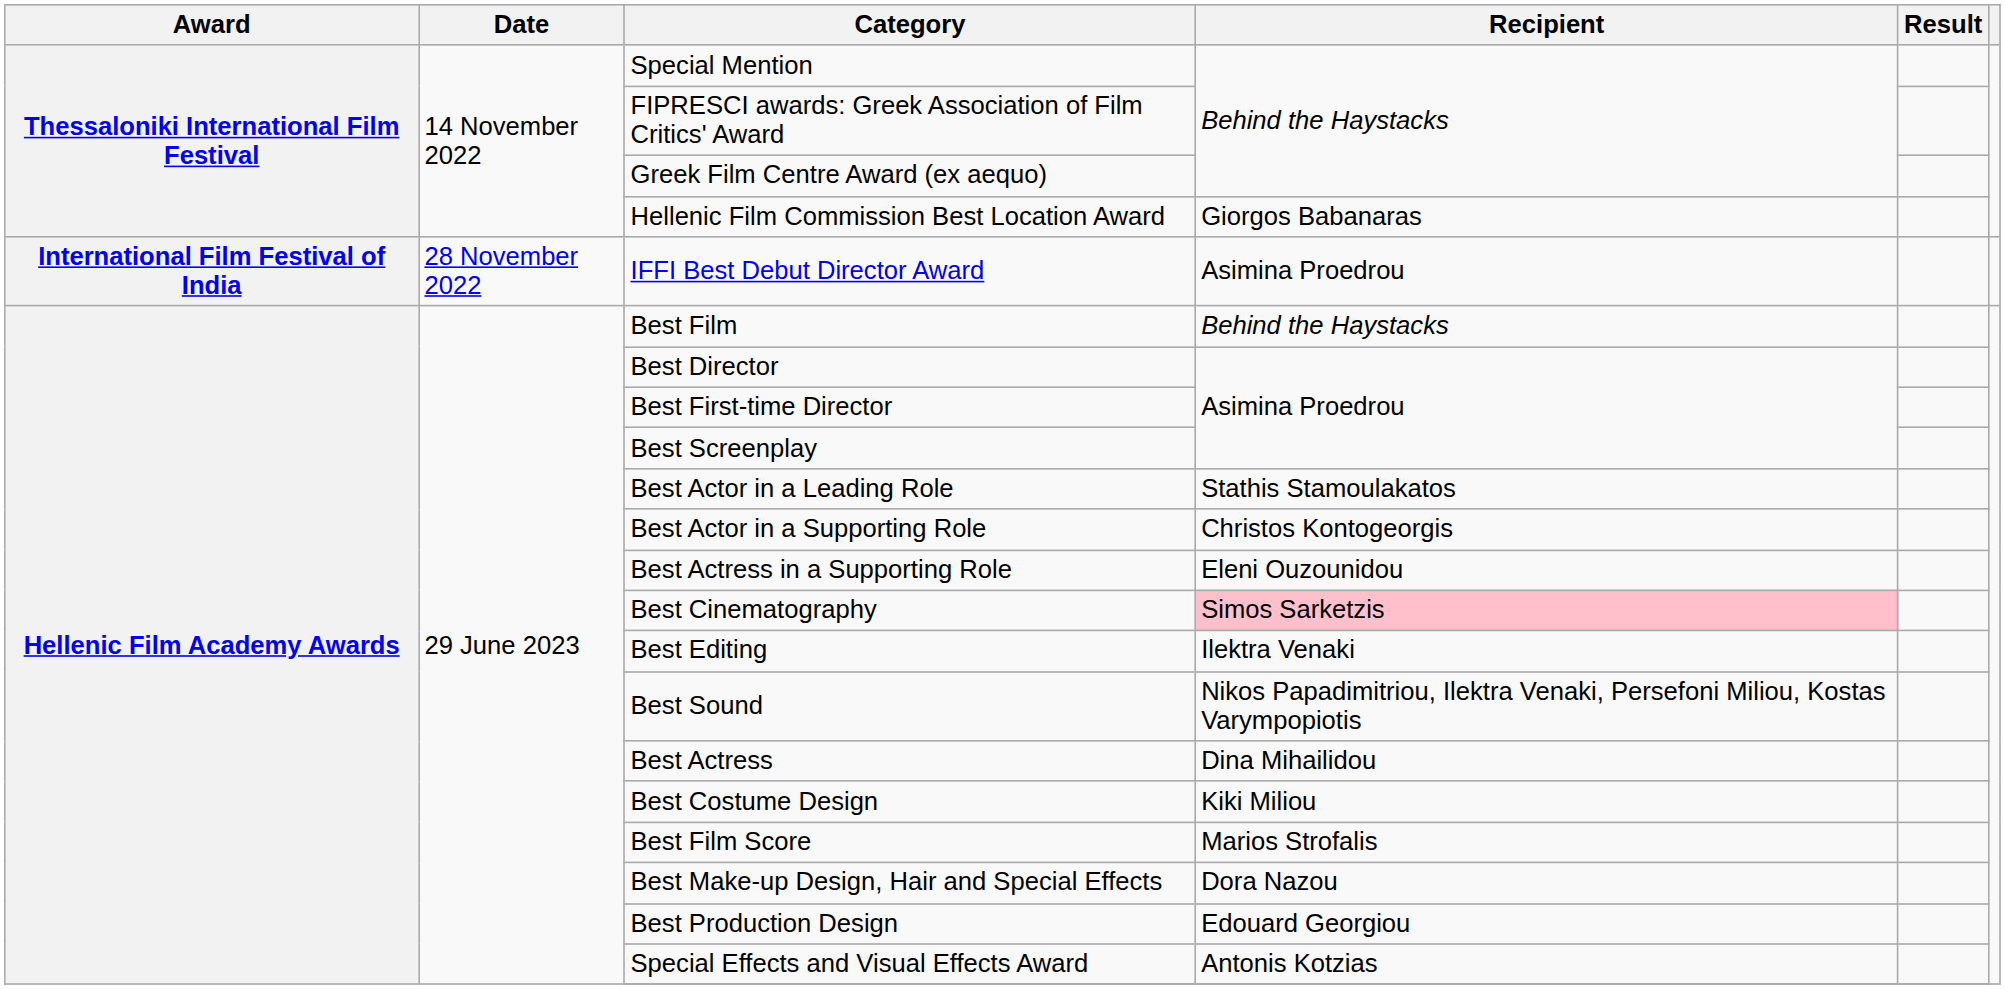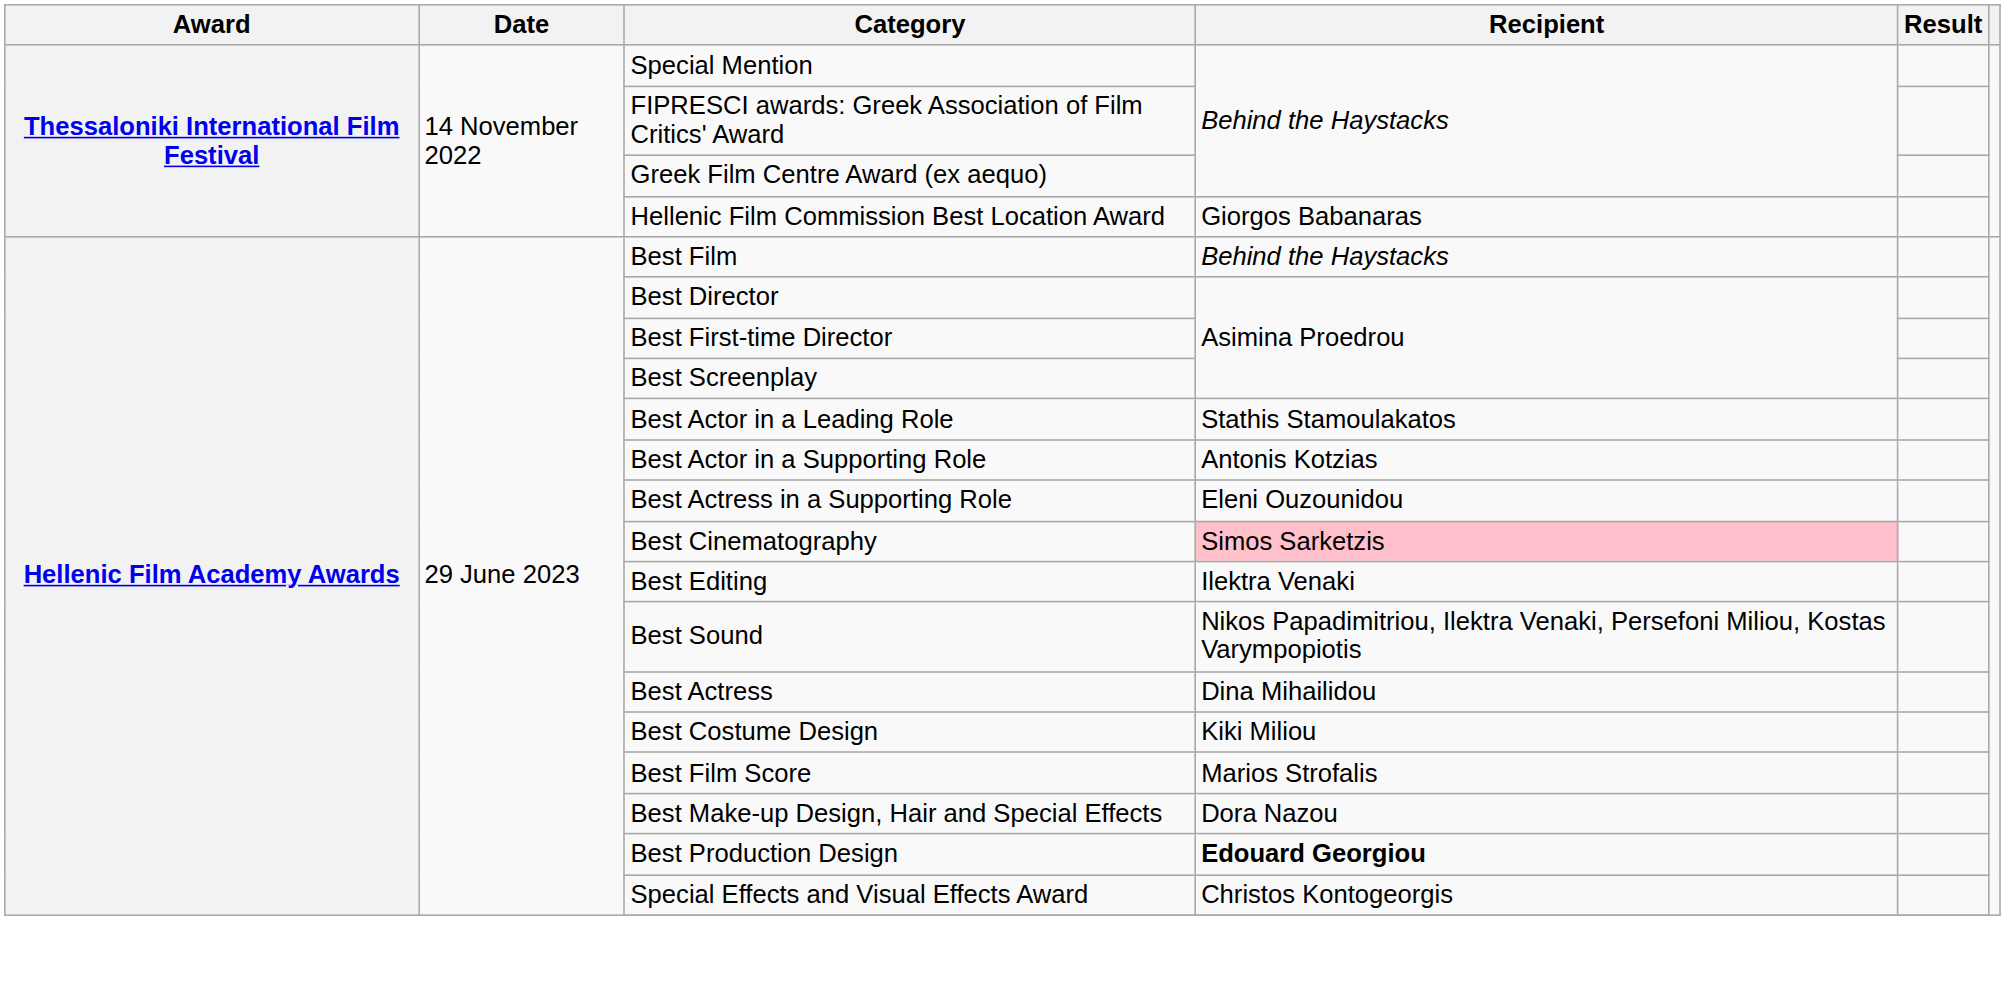- row: (807, 270)
(1327, 529) Christos Kontogeorgis -> (1289, 459) Antonis Kotzias
(1306, 923) normal -> (1313, 853) bold
(1289, 963) Antonis Kotzias -> (1327, 894) Christos Kontogeorgis
